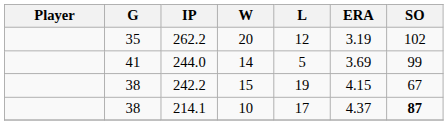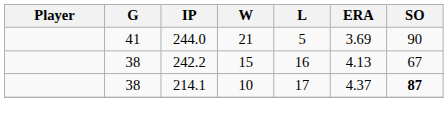- row: (189, 39)
(246, 62) 14 -> (246, 39) 21
(415, 62) 99 -> (415, 39) 90
(302, 85) 19 -> (302, 62) 16
(358, 85) 4.15 -> (358, 62) 4.13
